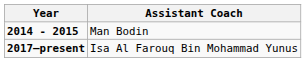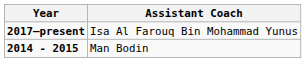rows swapped: (43, 31) <-> (46, 48)
